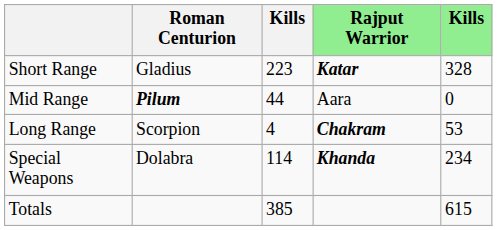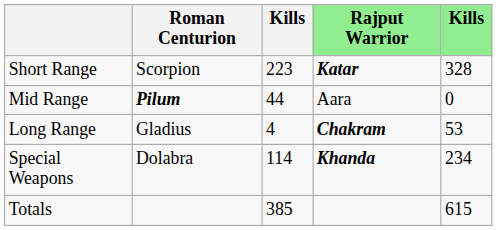(164, 69) Gladius -> (168, 69) Scorpion
(168, 128) Scorpion -> (164, 128) Gladius
